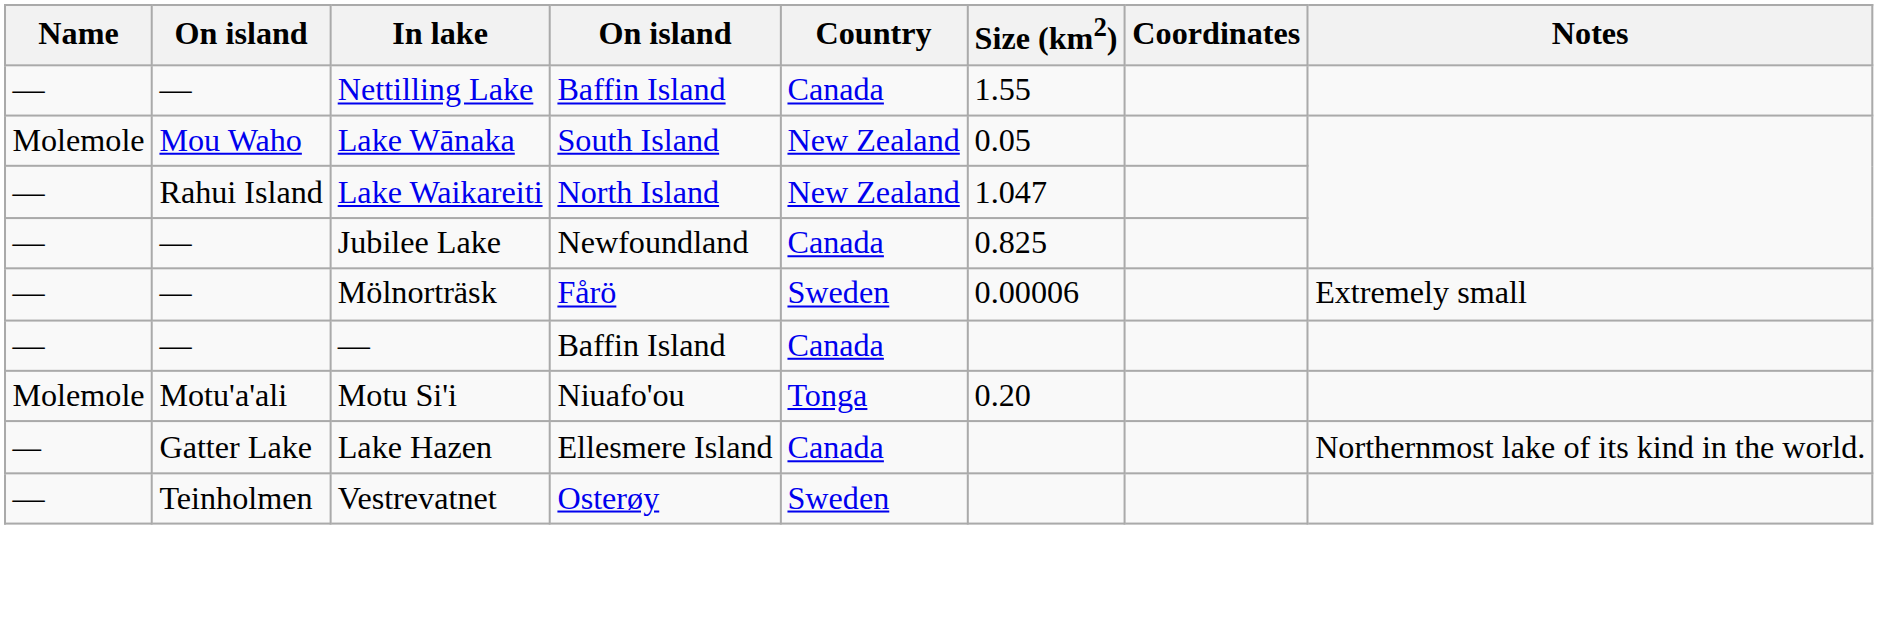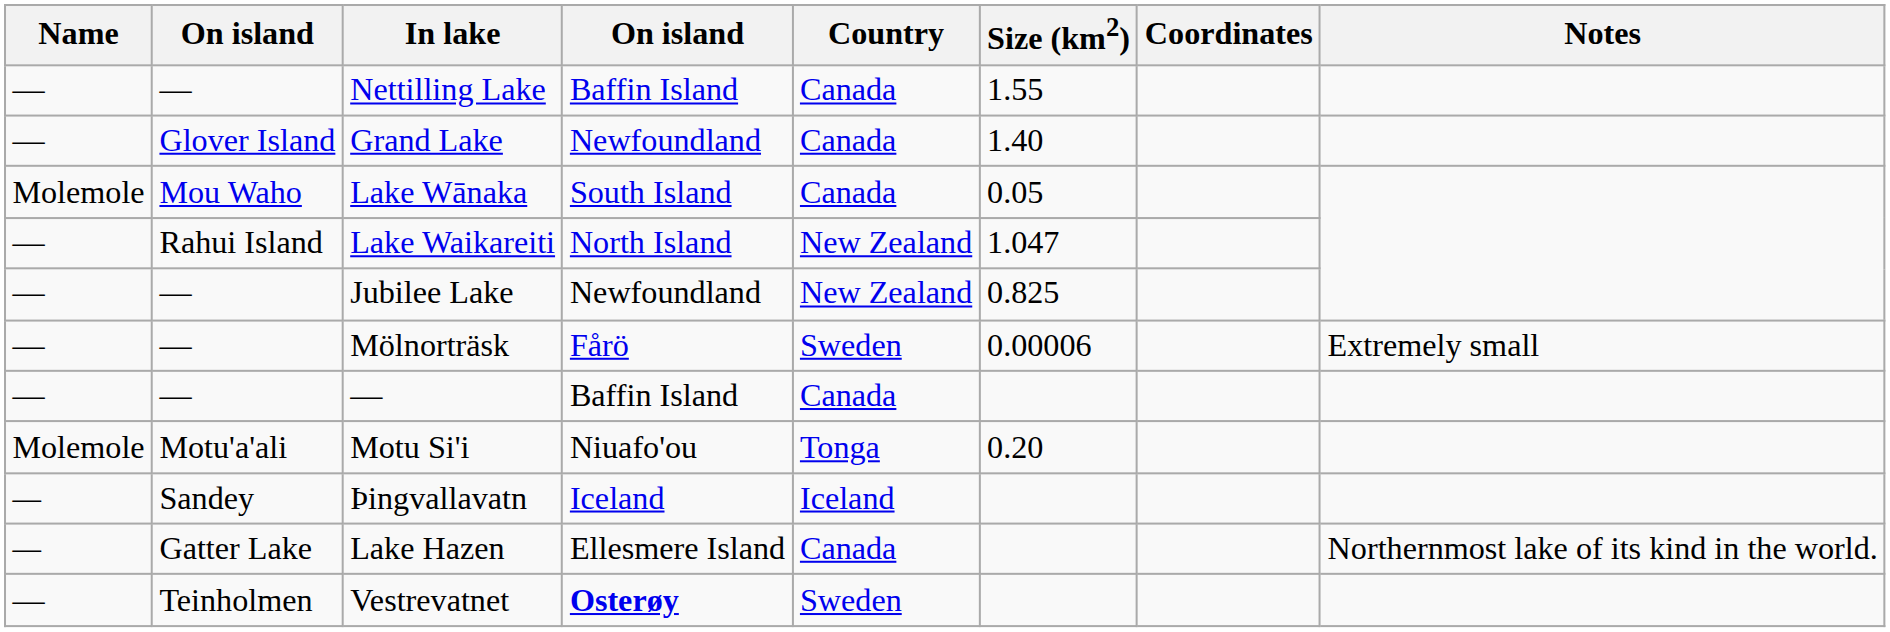+ row: (427, 140)
(874, 140) New Zealand -> (848, 191) Canada
(836, 242) Canada -> (886, 293) New Zealand
+ row: (439, 497)
(608, 497) normal -> (624, 599) bold
